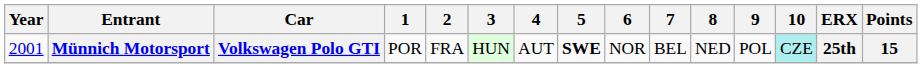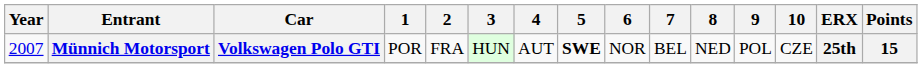(26, 47) 2001 -> (26, 47) 2007
(796, 47) paleturquoise background -> (796, 47) no background
